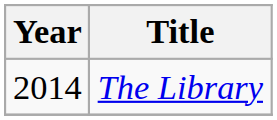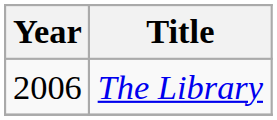(47, 86) 2014 -> (47, 86) 2006
